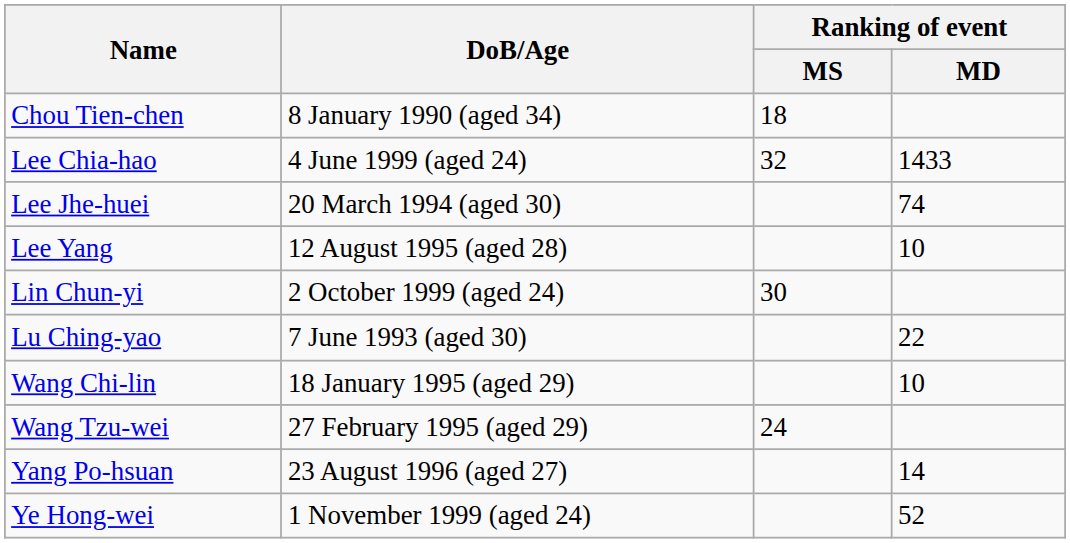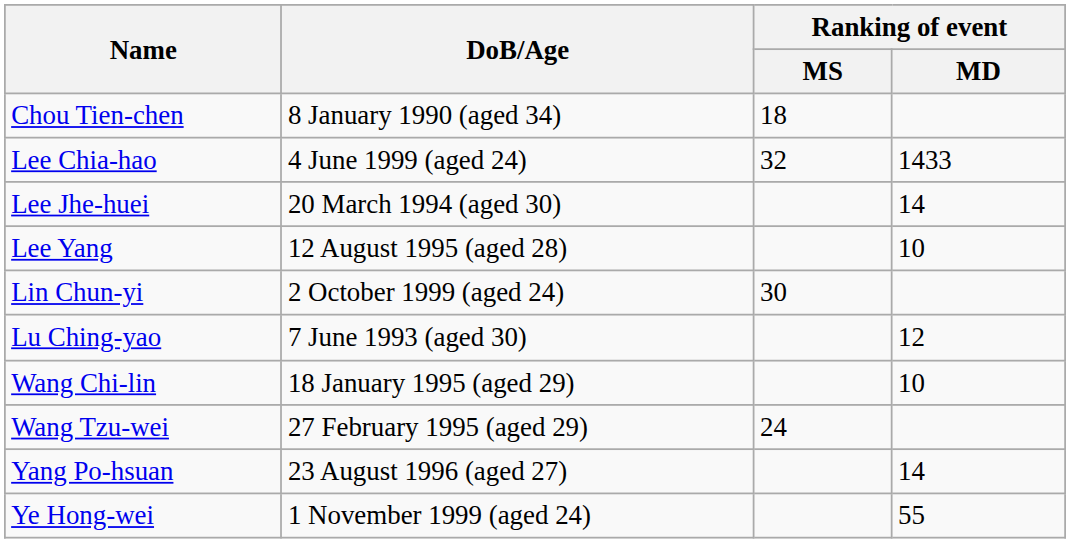(911, 204) 74 -> (911, 204) 14
(911, 337) 22 -> (911, 337) 12
(911, 514) 52 -> (911, 514) 55
